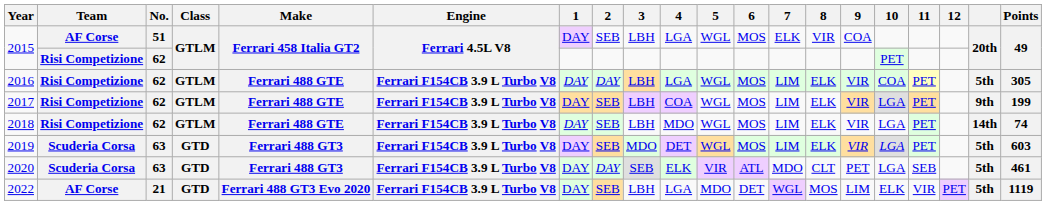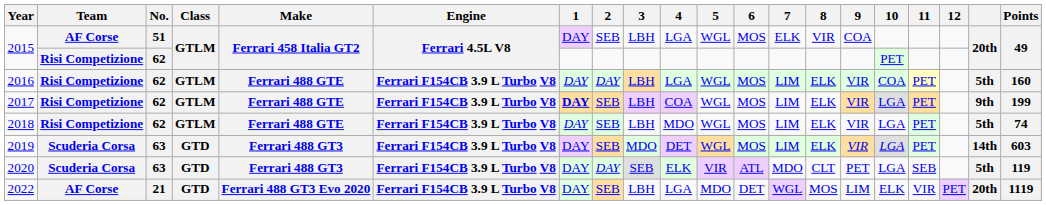(1021, 80) 305 -> (1021, 80) 160
(576, 102) normal -> (576, 102) bold
(985, 123) 14th -> (985, 123) 5th
(985, 145) 5th -> (985, 145) 14th
(1021, 167) 461 -> (1021, 167) 119
(985, 189) 5th -> (985, 189) 20th
